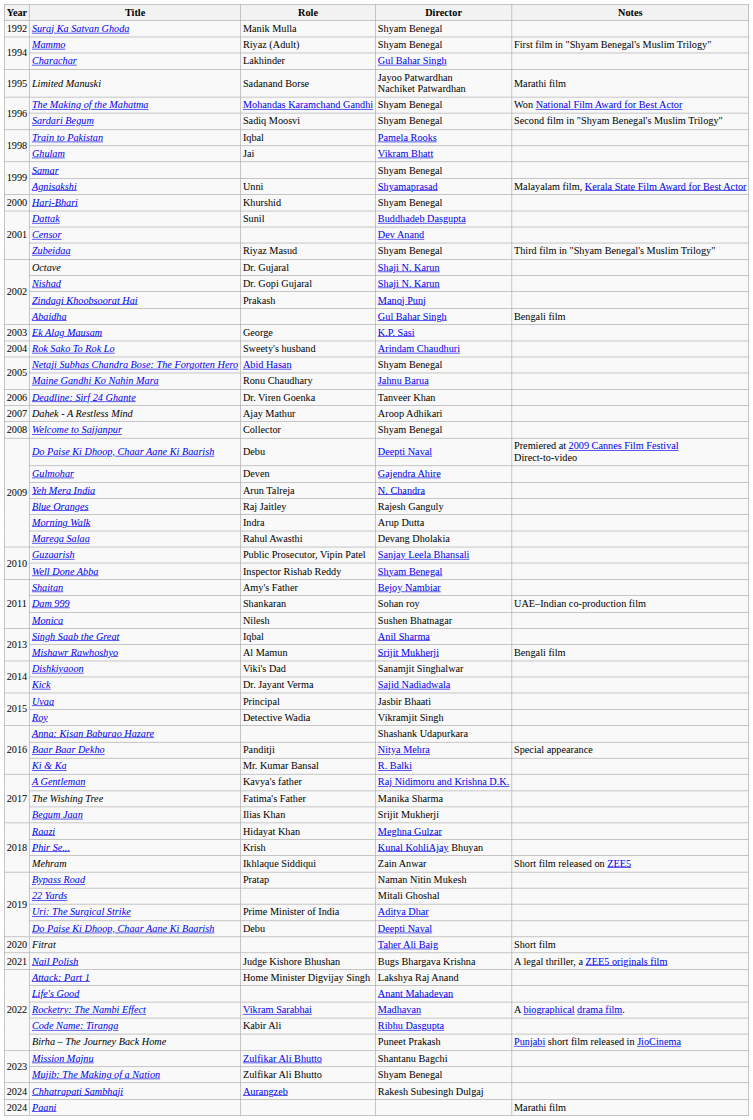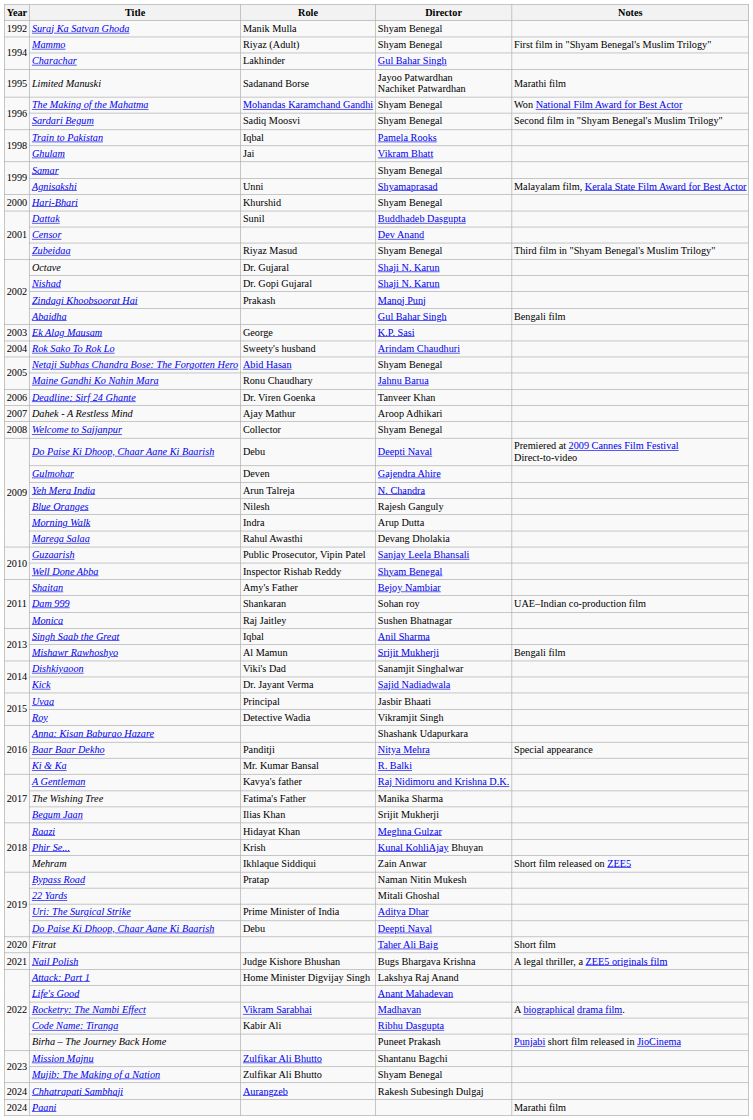(265, 506) Raj Jaitley -> (256, 506) Nilesh
(256, 620) Nilesh -> (265, 620) Raj Jaitley
